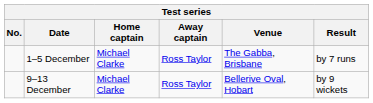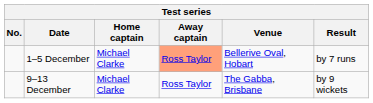(186, 58) no background -> (186, 58) lightsalmon background
(249, 58) The Gabba, Brisbane -> (255, 58) Bellerive Oval, Hobart
(255, 84) Bellerive Oval, Hobart -> (249, 84) The Gabba, Brisbane
